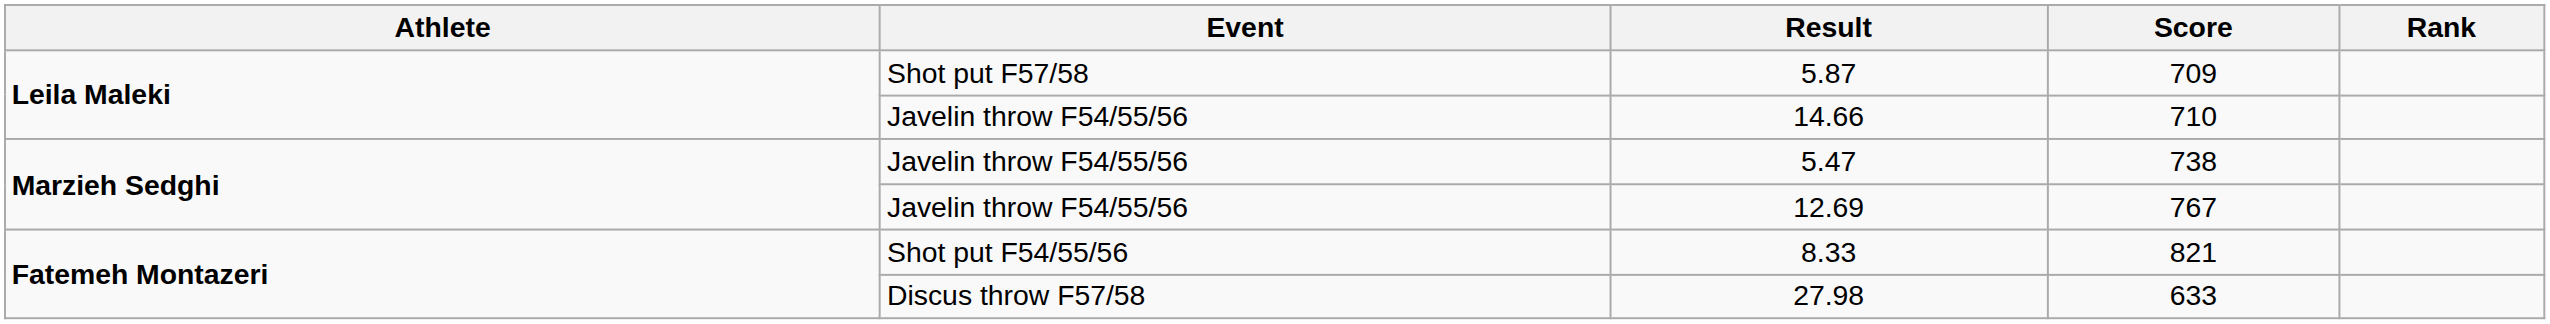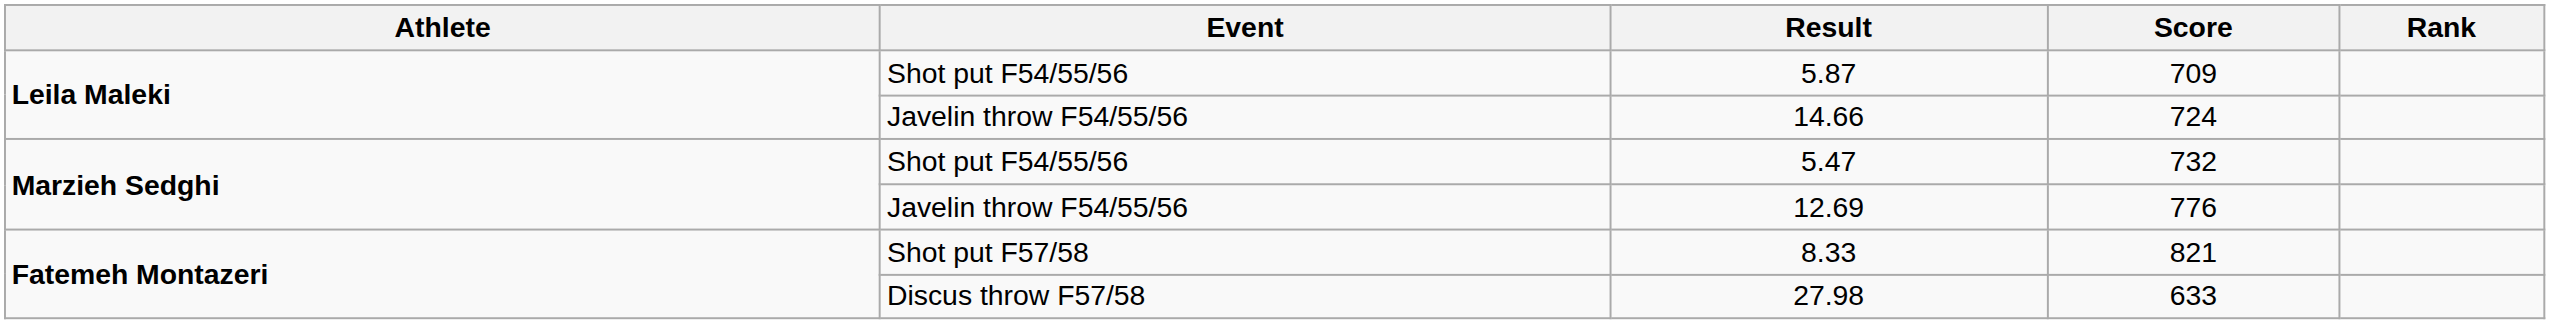(988, 73) Shot put F57/58 -> (1008, 73) Shot put F54/55/56
(2193, 117) 710 -> (2193, 117) 724
(1037, 162) Javelin throw F54/55/56 -> (1008, 162) Shot put F54/55/56
(2193, 162) 738 -> (2193, 162) 732
(2193, 207) 767 -> (2193, 207) 776
(1008, 252) Shot put F54/55/56 -> (988, 252) Shot put F57/58
